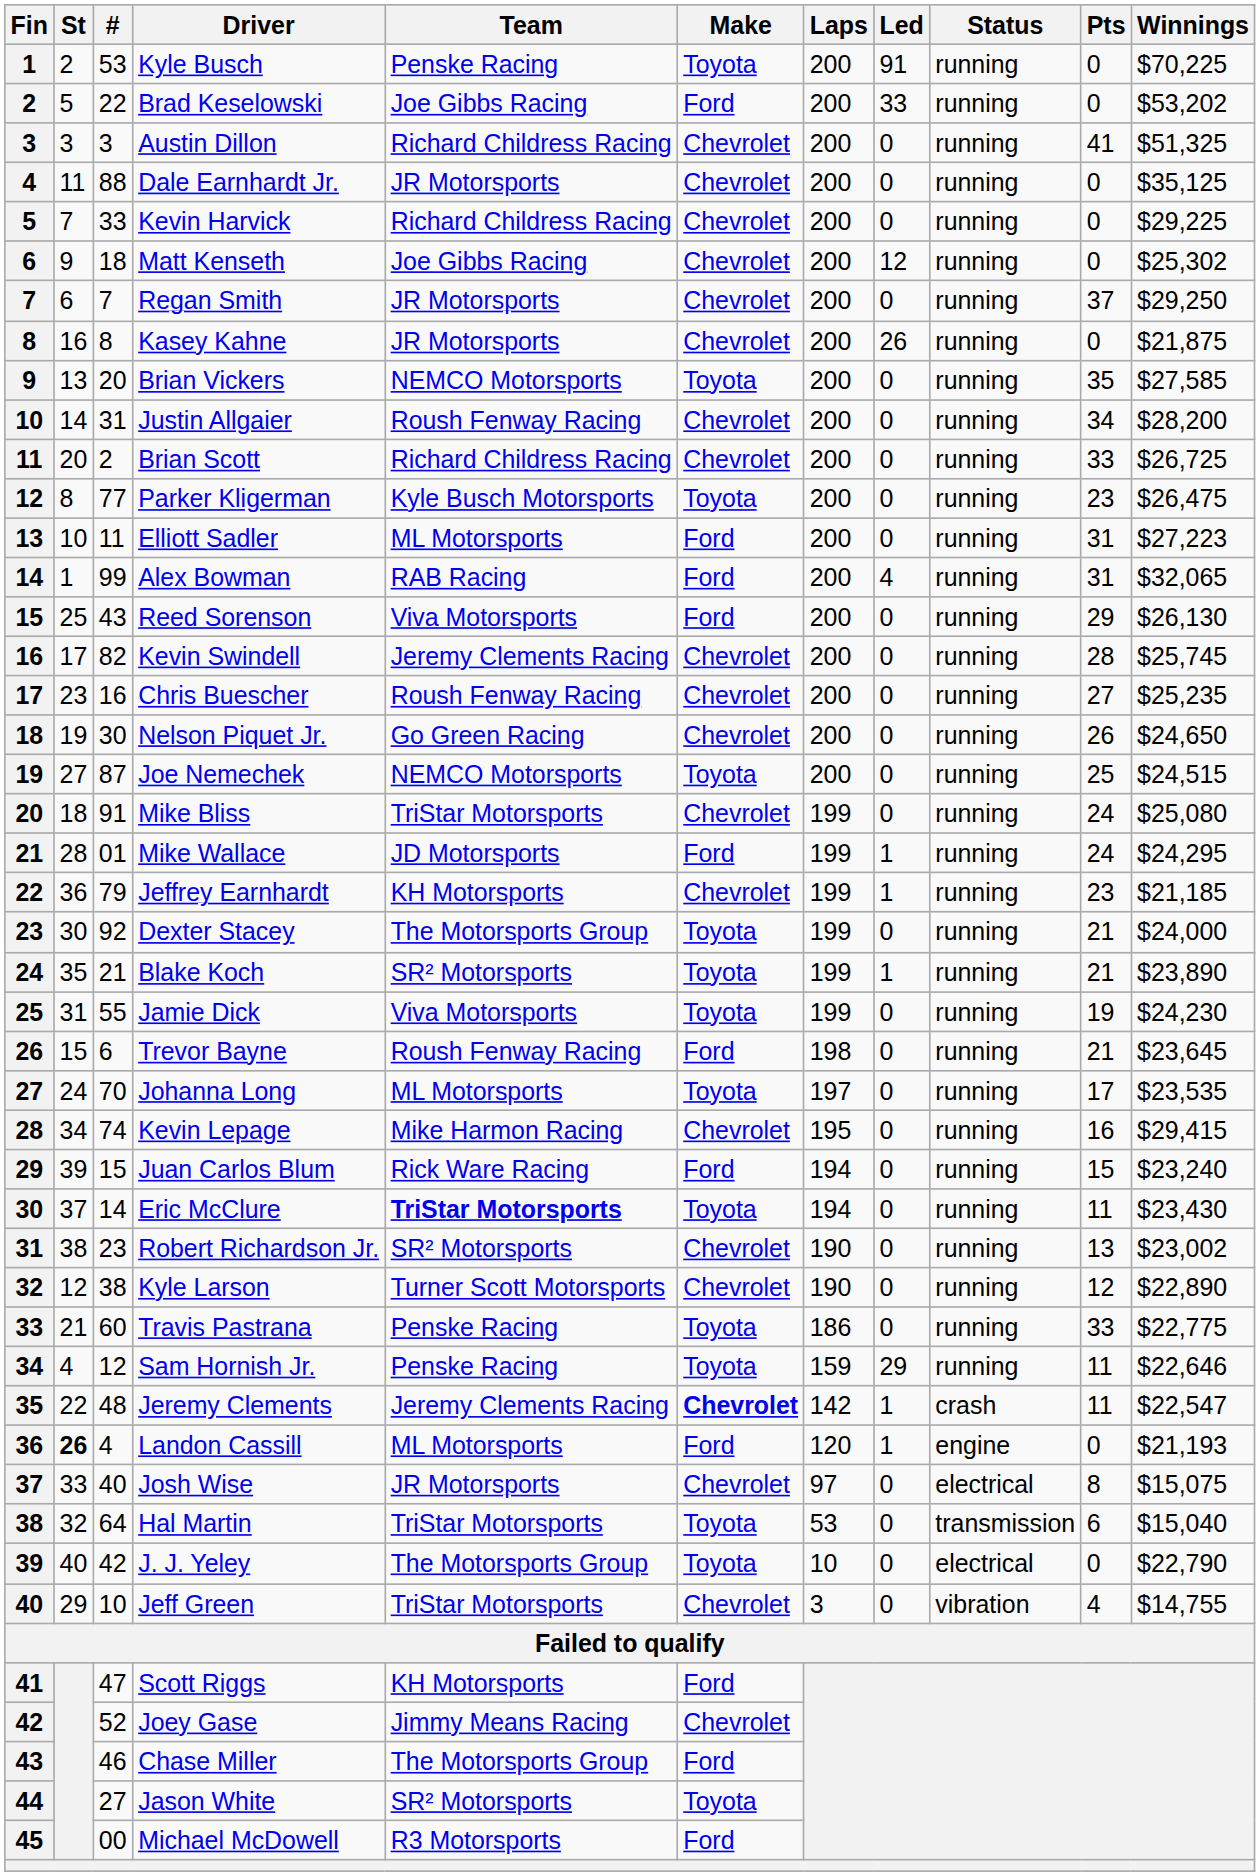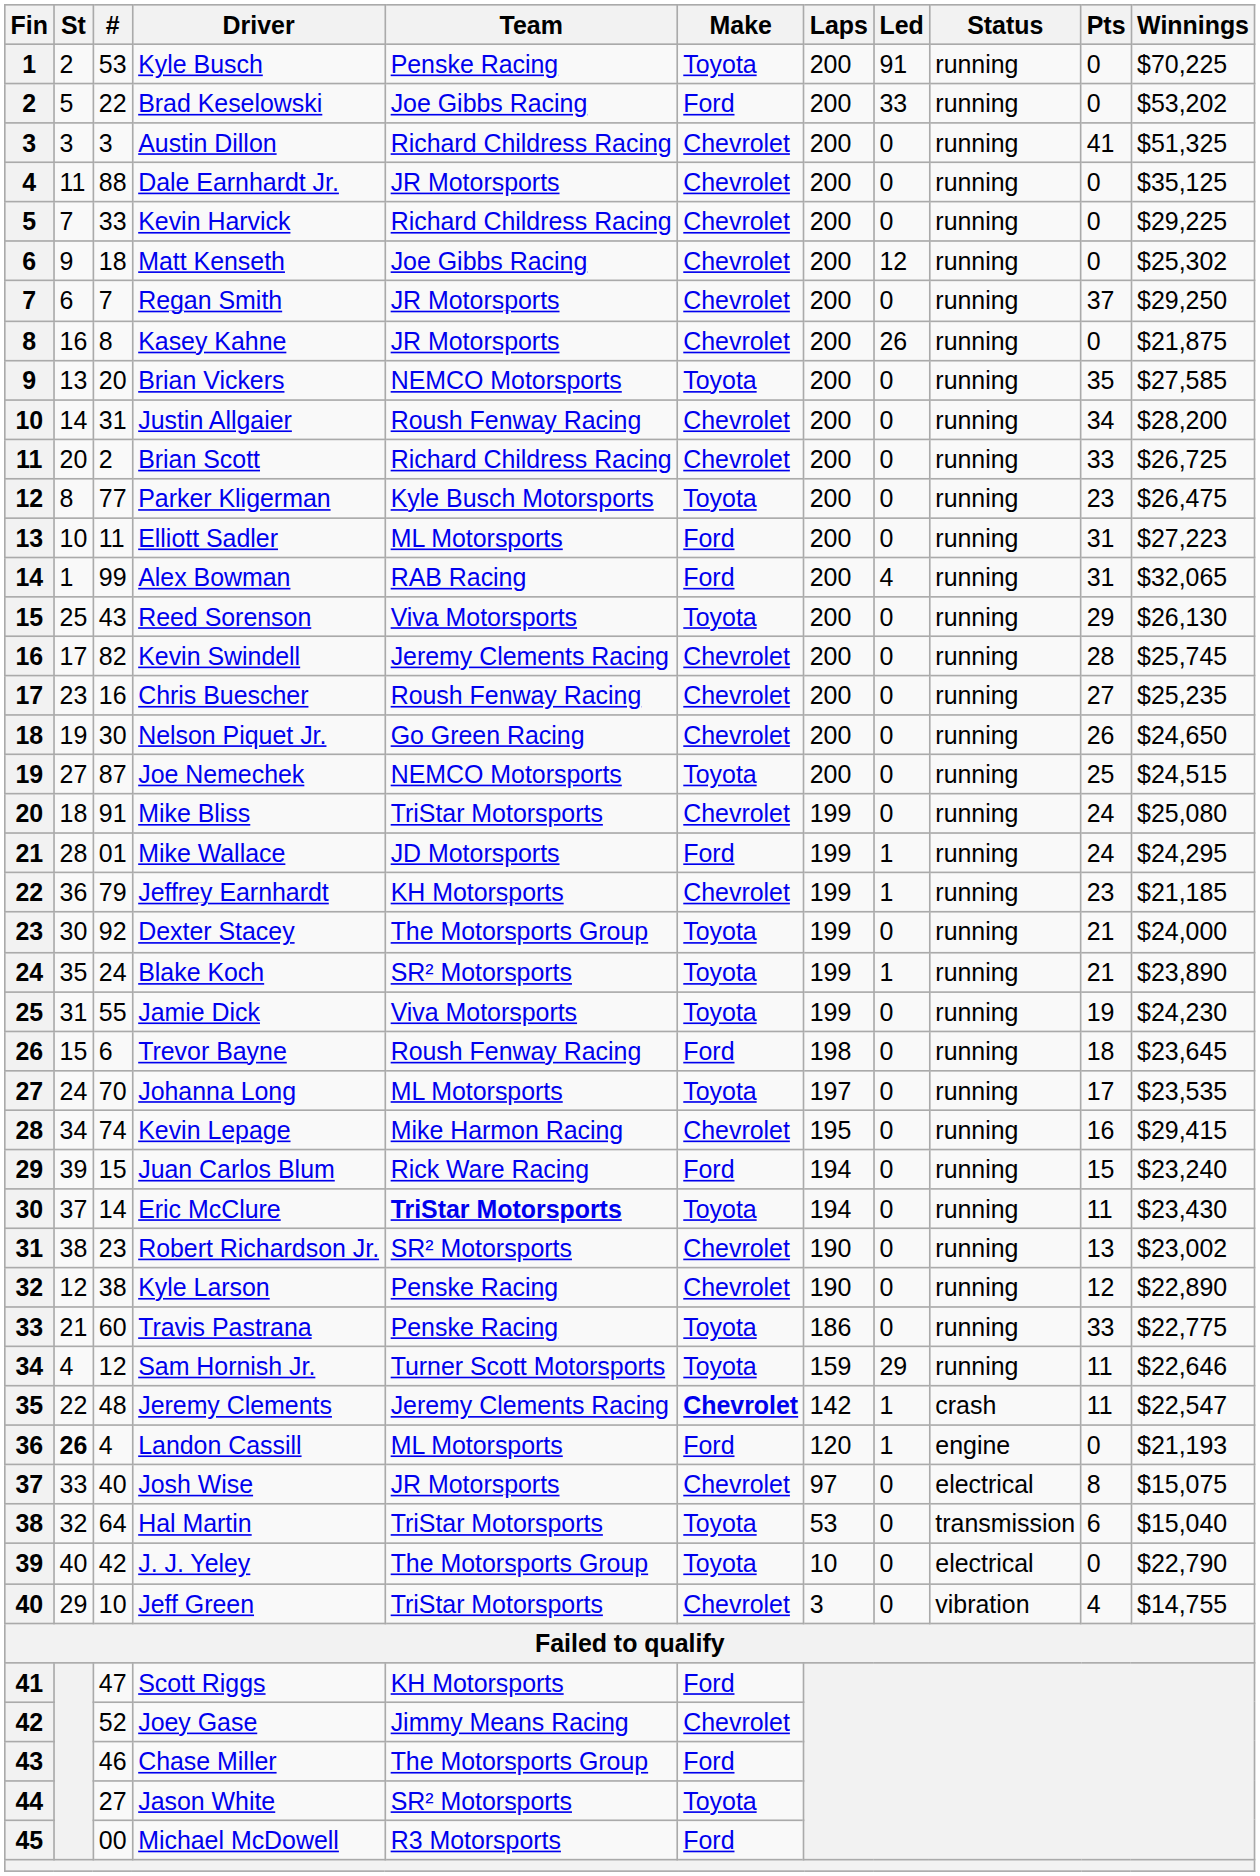(709, 617) Ford -> (720, 617) Toyota
(113, 972) 21 -> (113, 972) 24
(1101, 1051) 21 -> (1101, 1051) 18
(528, 1288) Turner Scott Motorsports -> (474, 1288) Penske Racing
(474, 1366) Penske Racing -> (528, 1366) Turner Scott Motorsports
